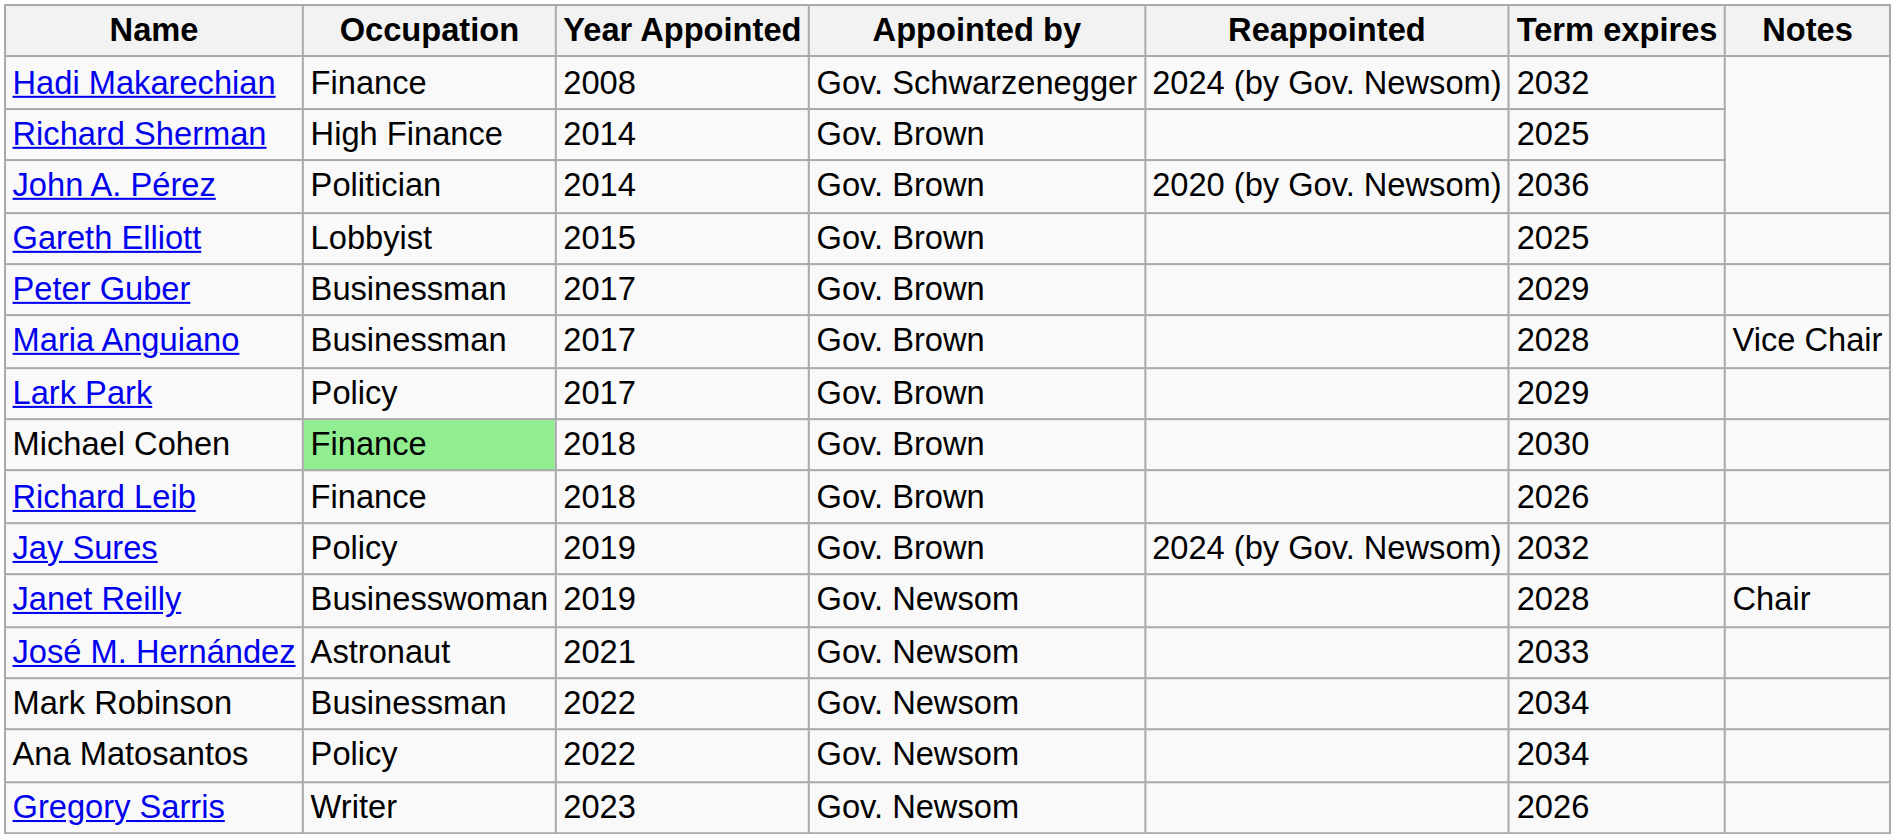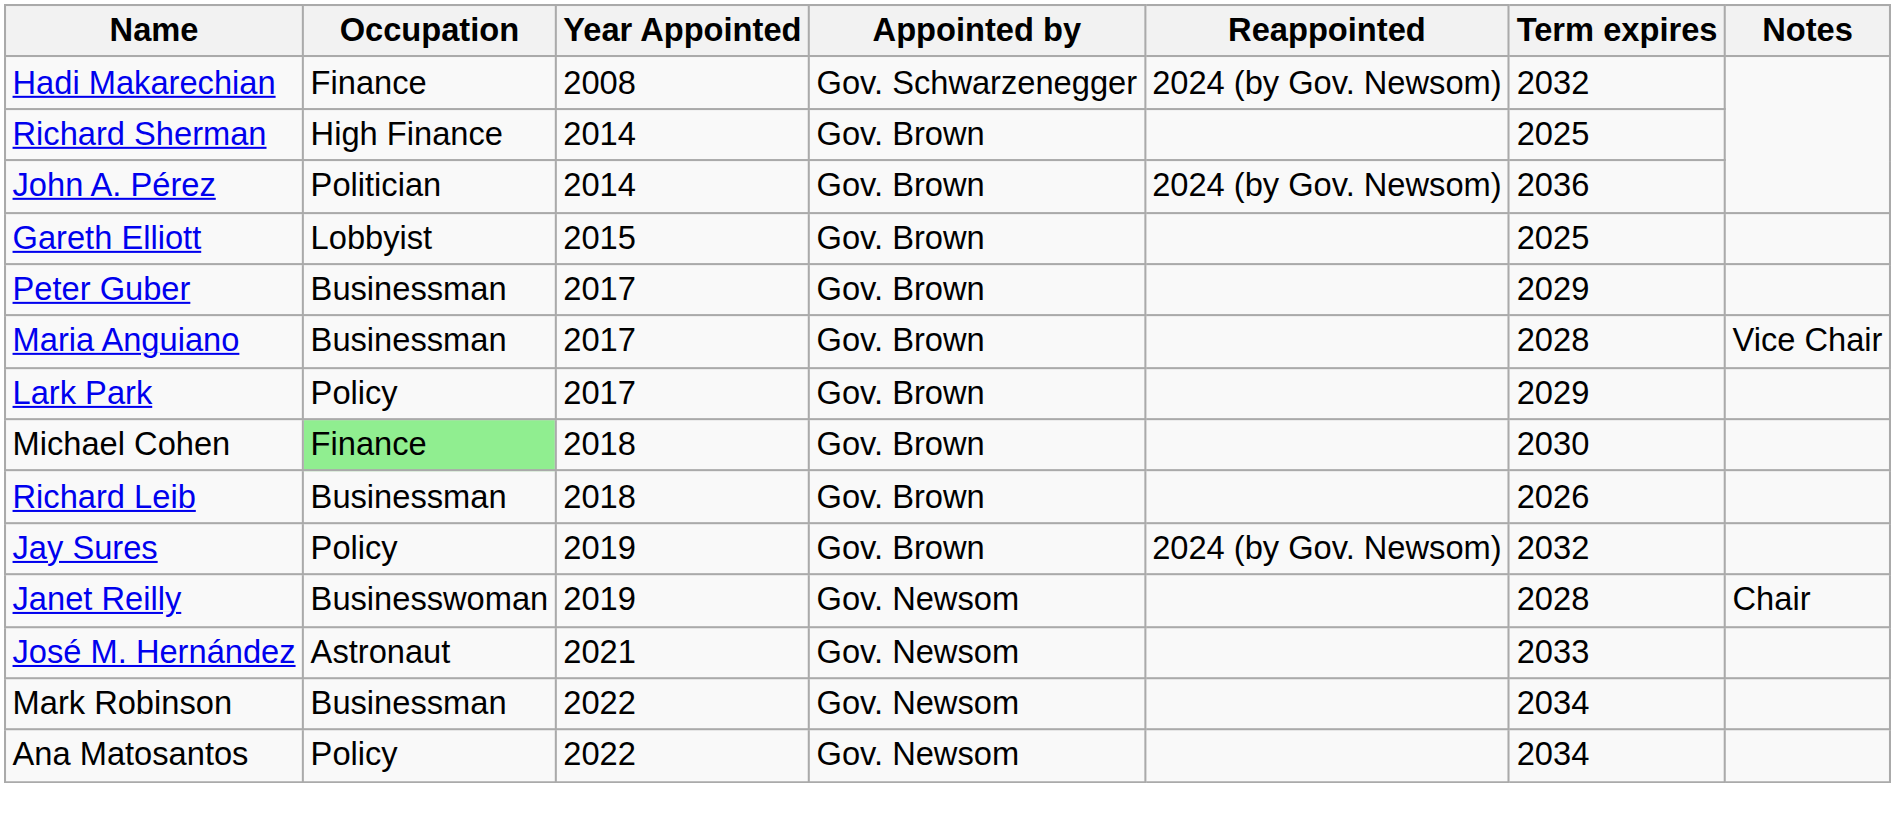(1327, 185) 2020 (by Gov. Newsom) -> (1327, 185) 2024 (by Gov. Newsom)
(369, 496) Finance -> (409, 496) Businessman
- row: (119, 806)
